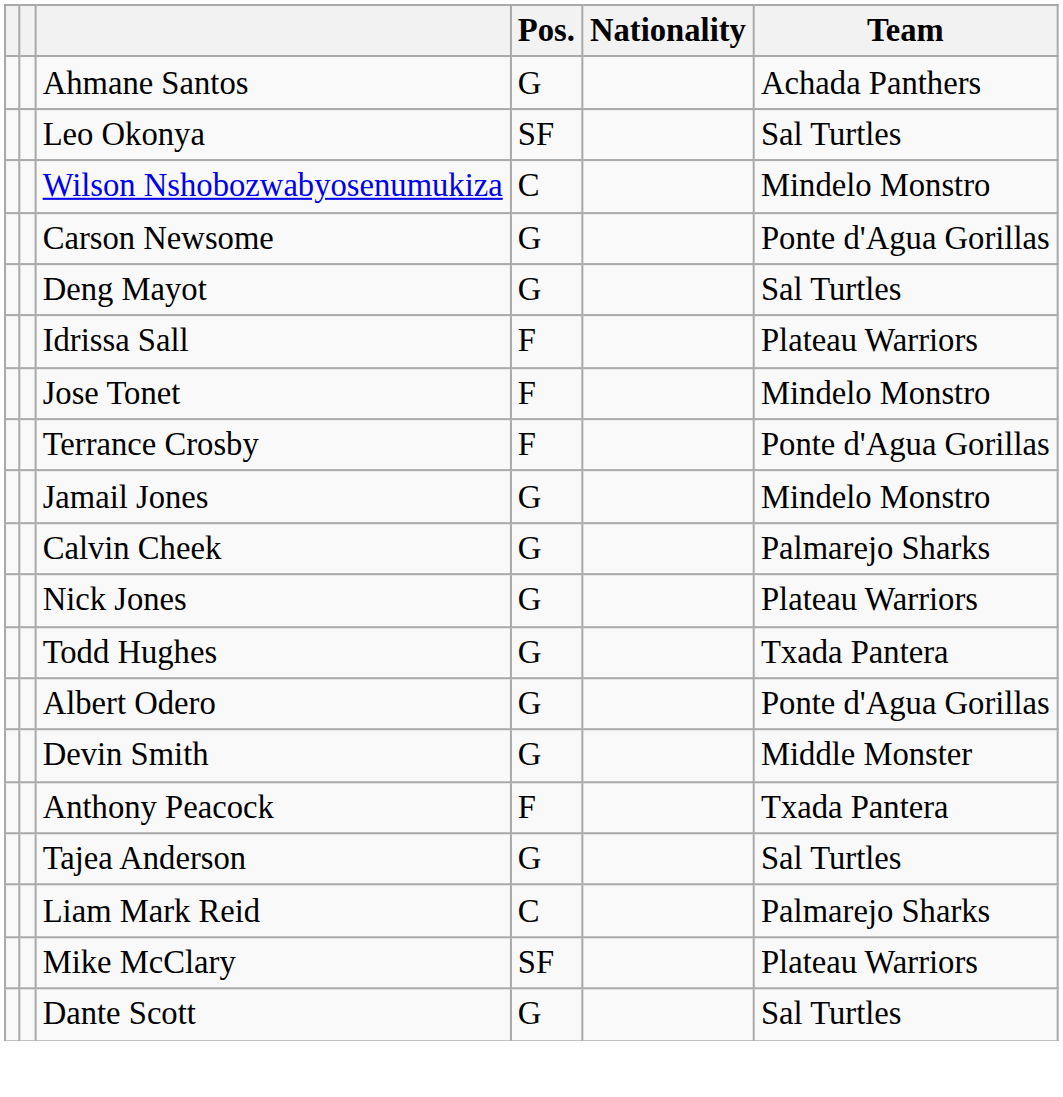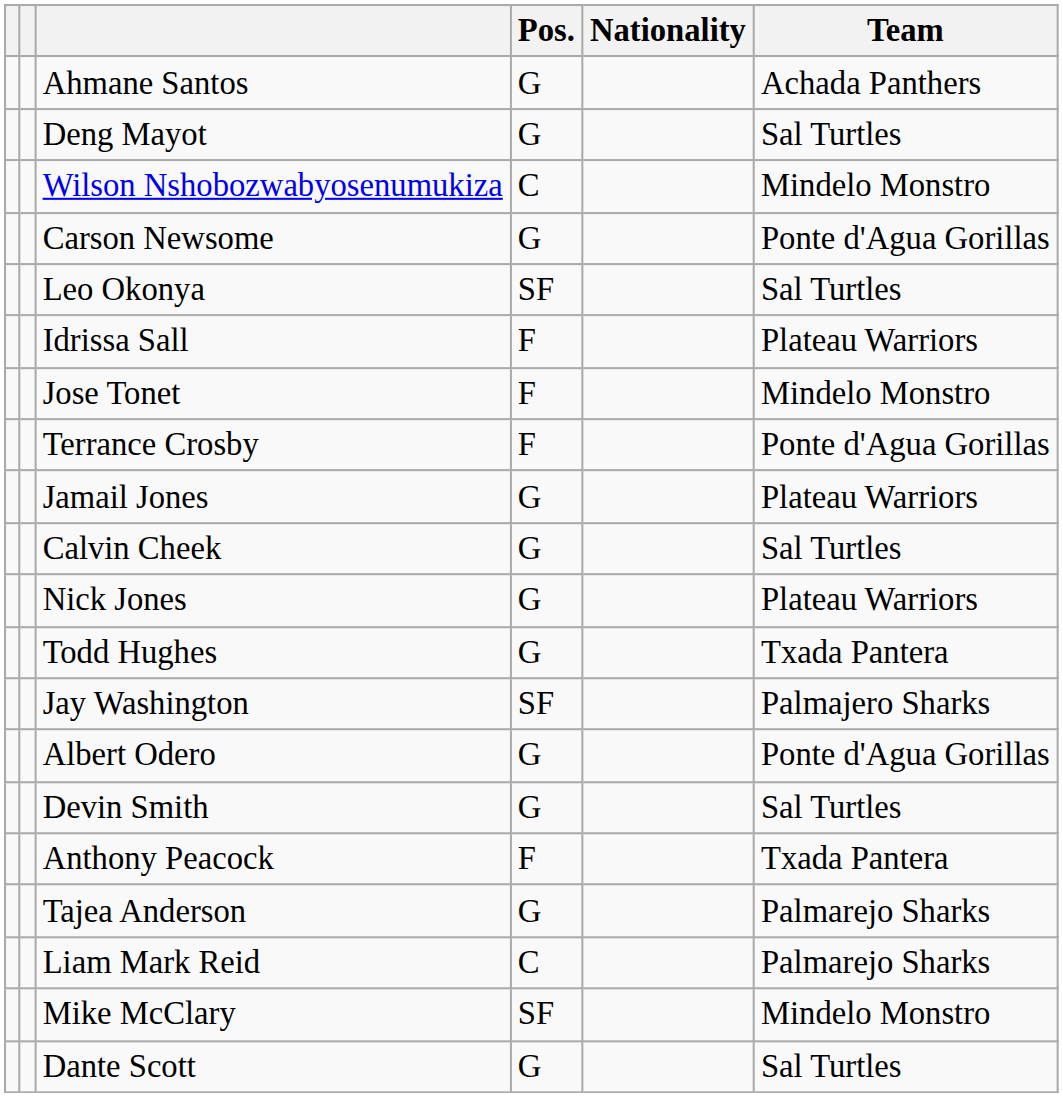rows swapped: (125, 289) <-> (124, 133)
(876, 496) Mindelo Monstro -> (869, 496) Plateau Warriors
(876, 548) Palmarejo Sharks -> (831, 548) Sal Turtles
+ row: (146, 703)
(867, 755) Middle Monster -> (831, 806) Sal Turtles
(831, 858) Sal Turtles -> (876, 910) Palmarejo Sharks
(869, 962) Plateau Warriors -> (876, 1013) Mindelo Monstro
